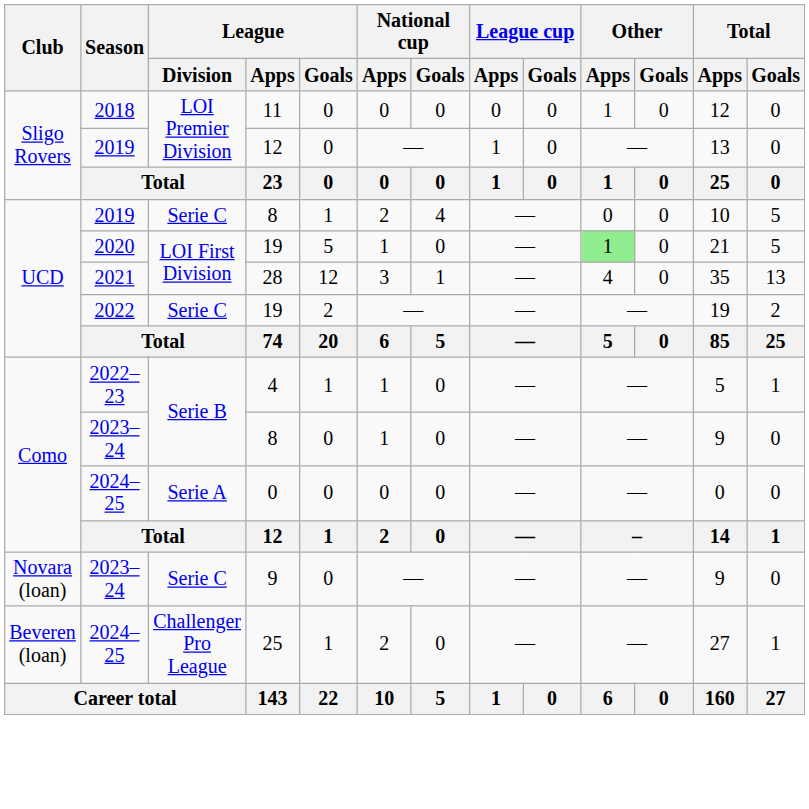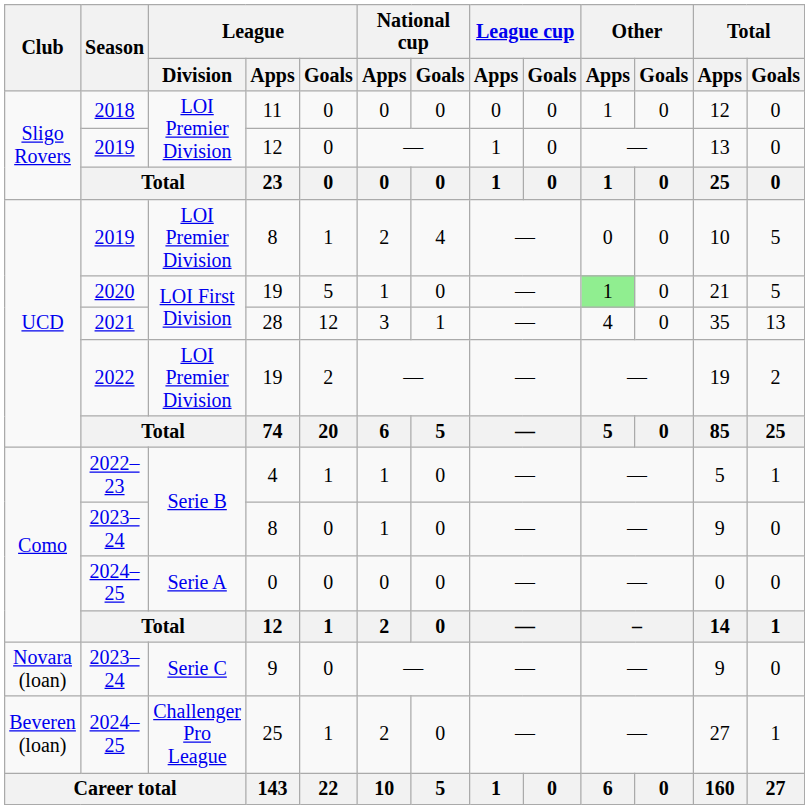(197, 214) Serie C -> (197, 237) LOI Premier Division
(197, 309) Serie C -> (197, 377) LOI Premier Division
